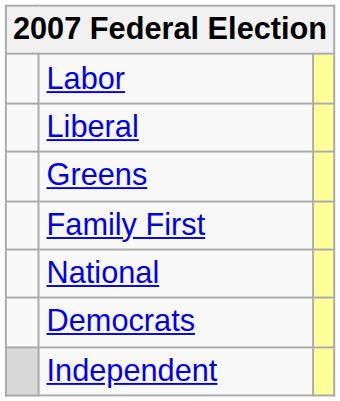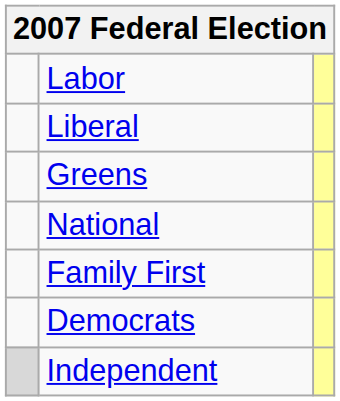rows swapped: (126, 224) <-> (103, 273)
